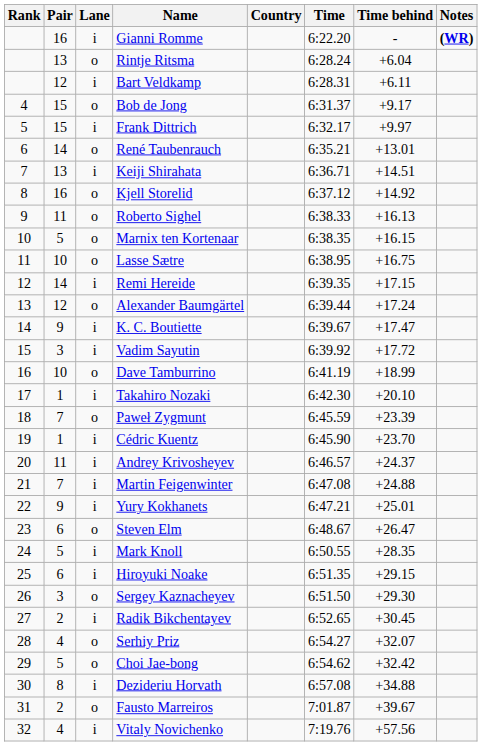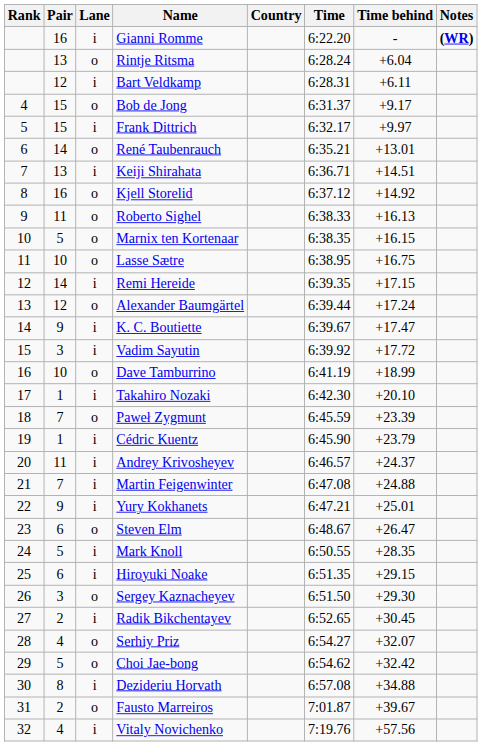(395, 439) +23.70 -> (395, 439) +23.79
